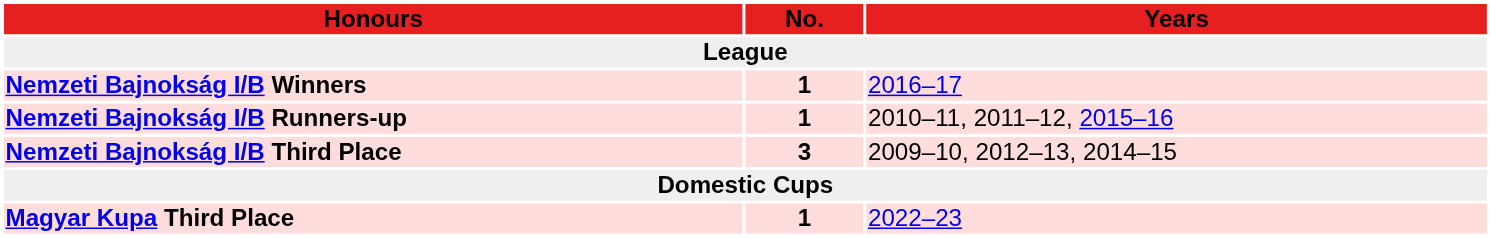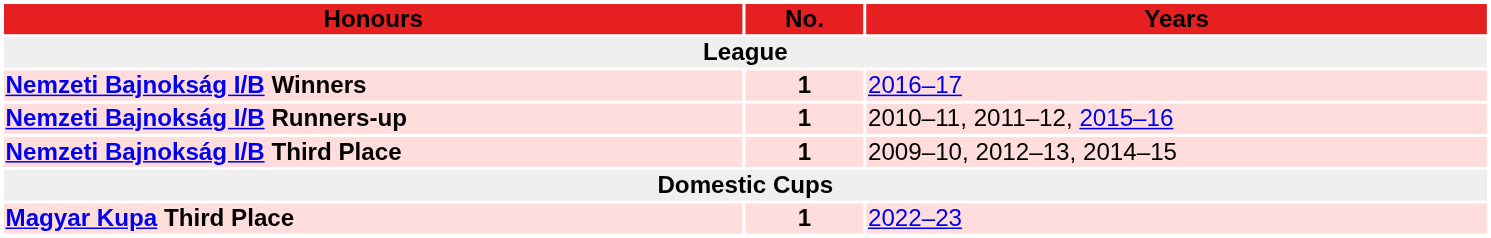(804, 151) 3 -> (804, 151) 1
